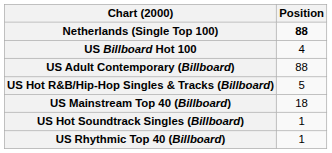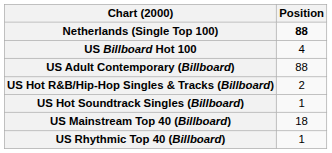(302, 85) 5 -> (302, 85) 2
rows swapped: (140, 121) <-> (140, 103)
